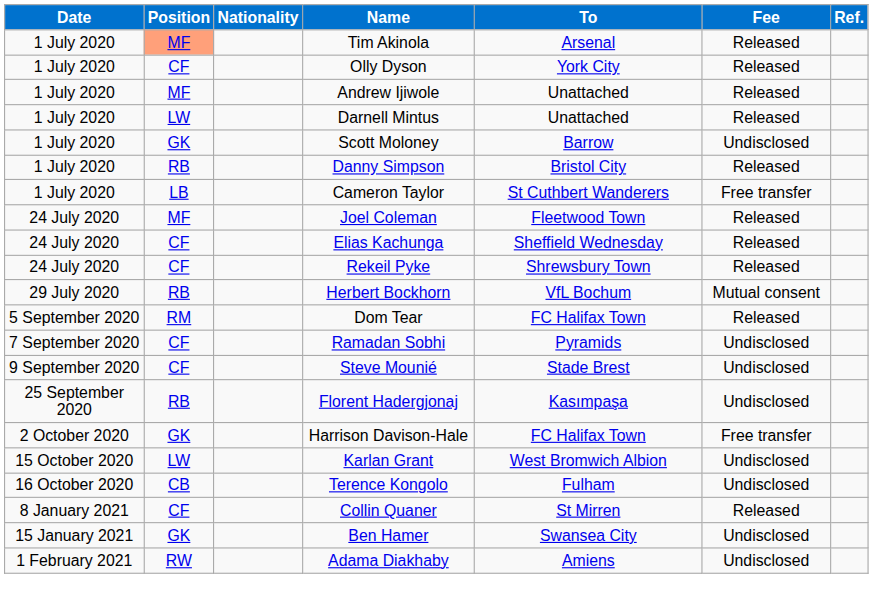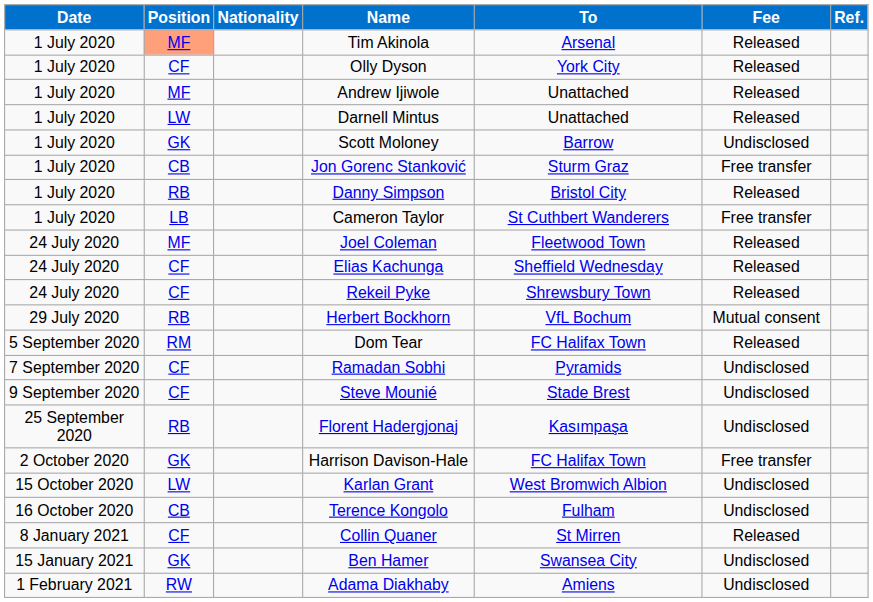+ row: (388, 168)
